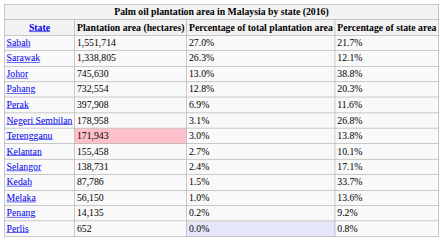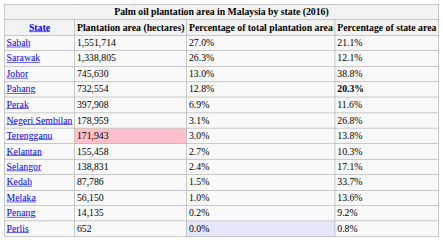(350, 43) 21.7% -> (350, 43) 21.1%
(350, 89) normal -> (351, 89) bold
(93, 120) 178,958 -> (93, 120) 178,959
(350, 151) 10.1% -> (350, 151) 10.3%
(93, 167) 138,731 -> (93, 167) 138,831
